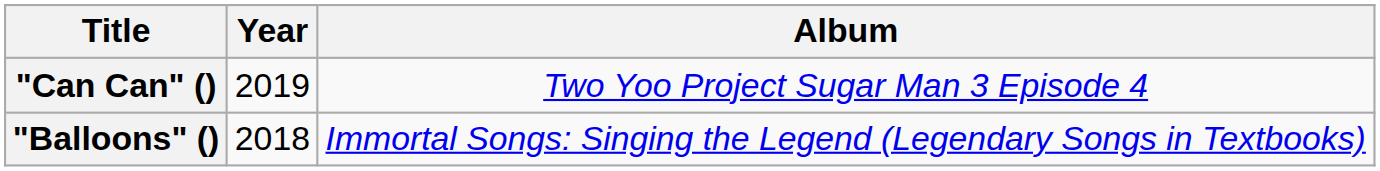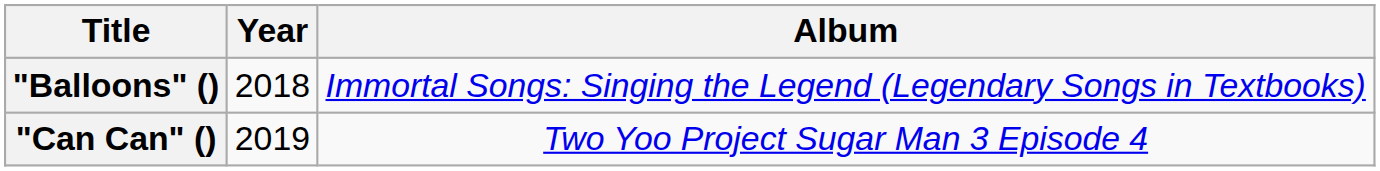rows swapped: (116, 138) <-> (116, 84)
